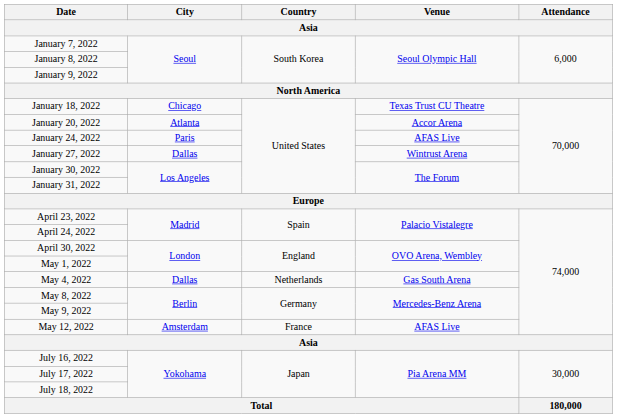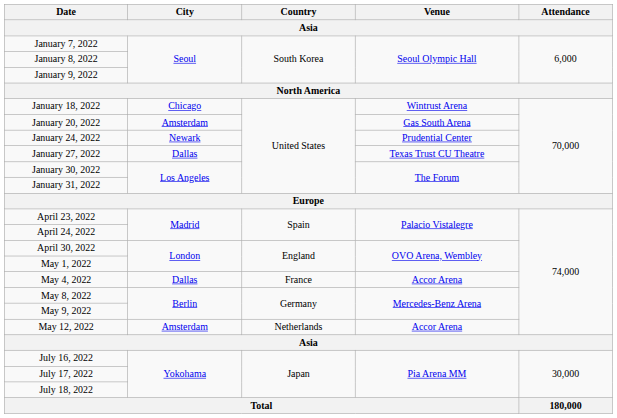(437, 106) Texas Trust CU Theatre -> (437, 106) Wintrust Arena
(185, 122) Atlanta -> (185, 122) Amsterdam
(437, 122) Accor Arena -> (437, 122) Gas South Arena
(185, 138) Paris -> (185, 138) Newark
(437, 138) AFAS Live -> (437, 138) Prudential Center
(437, 153) Wintrust Arena -> (437, 153) Texas Trust CU Theatre
(298, 279) Netherlands -> (298, 279) France
(437, 279) Gas South Arena -> (437, 279) Accor Arena
(298, 327) France -> (298, 327) Netherlands
(437, 327) AFAS Live -> (437, 327) Accor Arena
